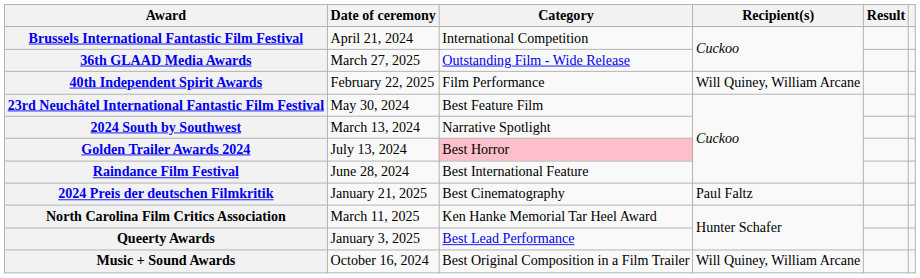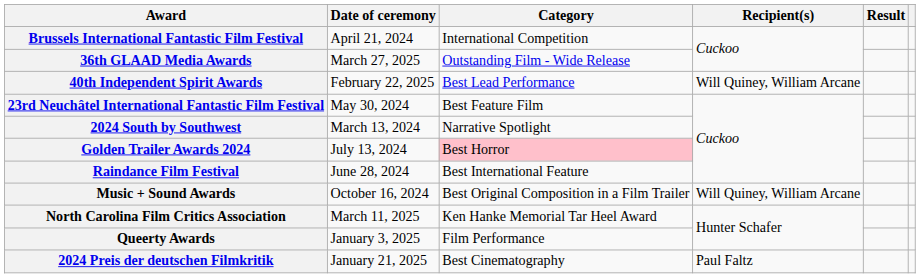(493, 82) Film Performance -> (508, 82) Best Lead Performance
rows swapped: (166, 261) <-> (166, 194)
(508, 238) Best Lead Performance -> (493, 238) Film Performance
